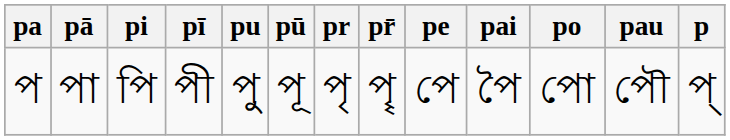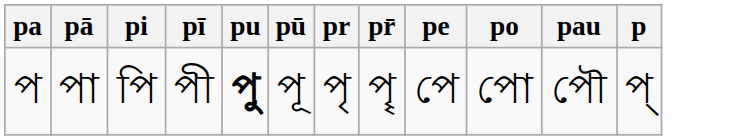- column: (498, 26)
(245, 90) normal -> (245, 90) bold
